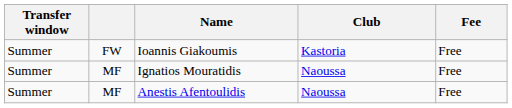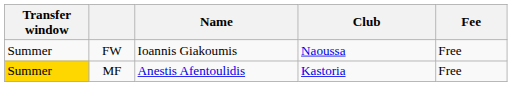(323, 50) Kastoria -> (323, 50) Naoussa
- row: (189, 71)
(30, 92) no background -> (30, 71) gold background
(323, 92) Naoussa -> (323, 71) Kastoria
